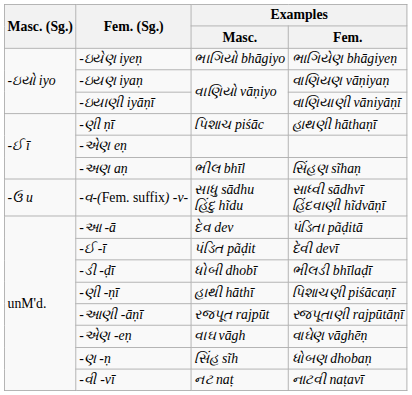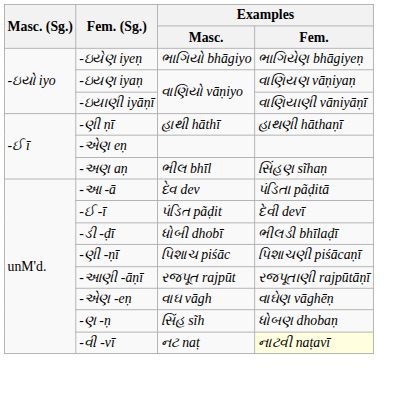(229, 124) પિશાચ piśāc -> (190, 124) હાથી hāthī
- row: (134, 197)
(224, 292) હાથી hāthī -> (195, 255) પિશાચ piśāc
(328, 380) no background -> (294, 342) lightyellow background
